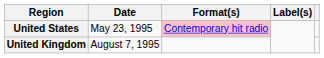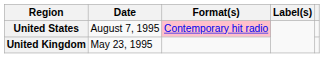(121, 28) May 23, 1995 -> (125, 28) August 7, 1995
(125, 45) August 7, 1995 -> (121, 45) May 23, 1995
